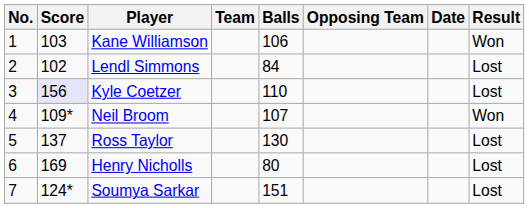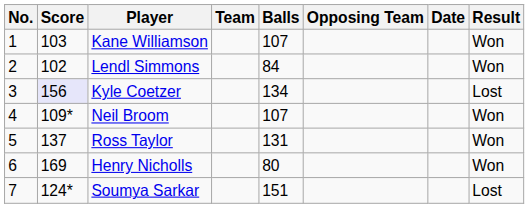(275, 42) 106 -> (275, 42) 107
(487, 67) Lost -> (488, 67) Won
(275, 91) 110 -> (275, 91) 134
(275, 141) 130 -> (275, 141) 131
(487, 141) Lost -> (488, 141) Won
(487, 166) Lost -> (488, 166) Won
